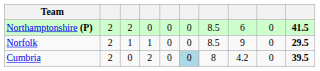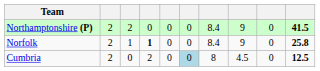(213, 27) 8.5 -> (213, 27) 8.4
(242, 27) 6 -> (242, 27) 9
(150, 43) normal -> (150, 43) bold
(213, 43) 8.5 -> (213, 43) 8.4
(300, 43) 29.5 -> (300, 43) 25.8
(242, 58) 4.2 -> (242, 58) 4.5
(300, 58) 39.5 -> (300, 58) 12.5
